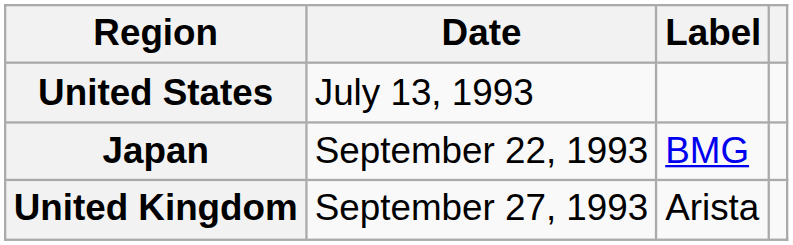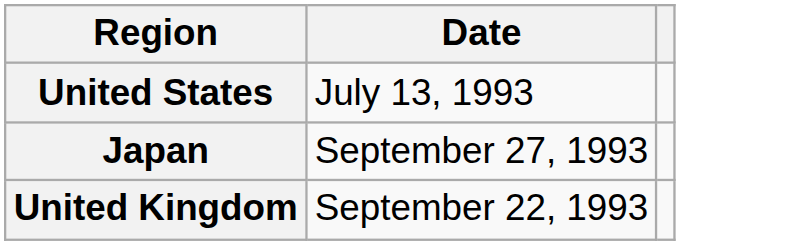- column: (713, 33)
(482, 150) September 22, 1993 -> (482, 150) September 27, 1993
(482, 208) September 27, 1993 -> (482, 208) September 22, 1993
